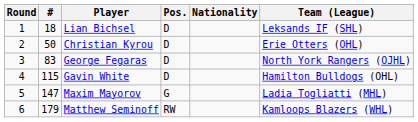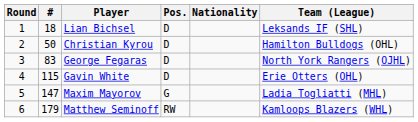(313, 45) Erie Otters (OHL) -> (331, 45) Hamilton Bulldogs (OHL)
(331, 77) Hamilton Bulldogs (OHL) -> (313, 77) Erie Otters (OHL)
